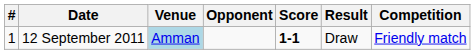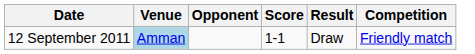- column: (12, 15)
(289, 37) bold -> (275, 37) normal
